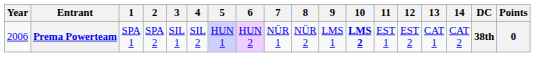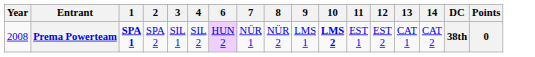- column: (222, 12)
(18, 36) 2006 -> (18, 36) 2008
(131, 36) normal -> (131, 36) bold
